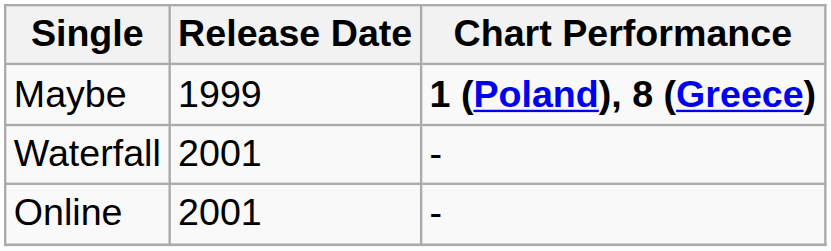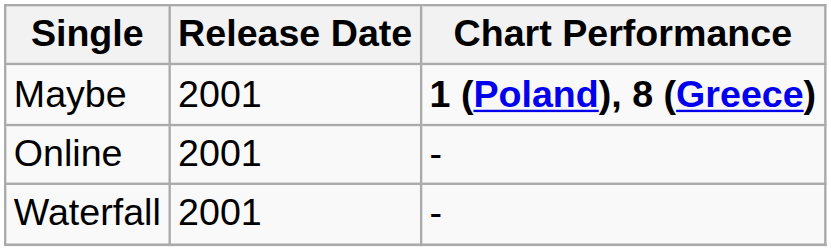(220, 93) 1999 -> (220, 93) 2001
rows swapped: (87, 153) <-> (68, 213)
